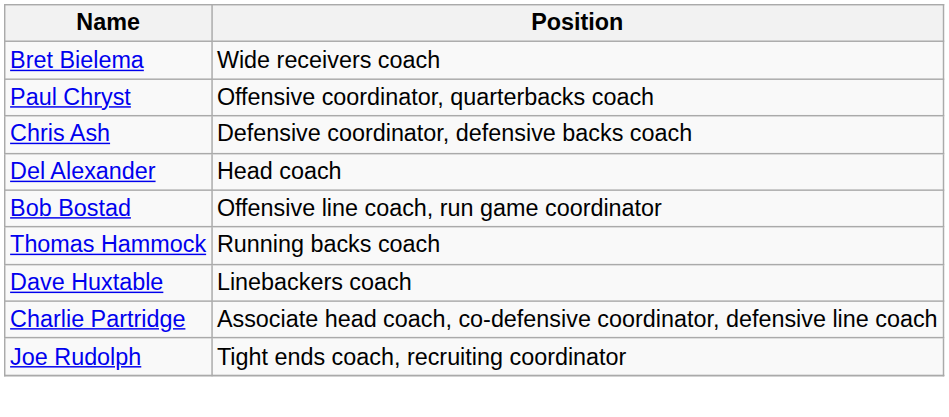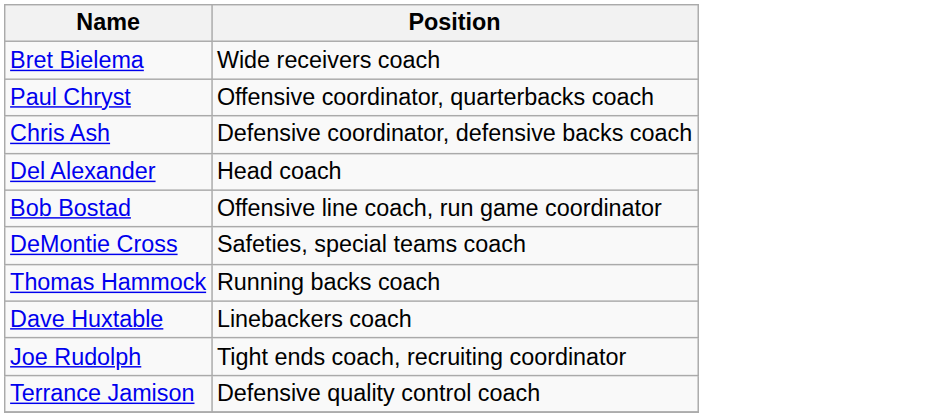+ row: (94, 245)
- row: (98, 319)
+ row: (102, 393)
